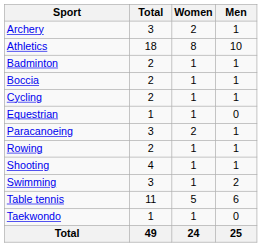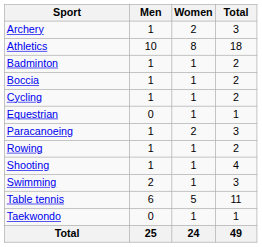columns swapped: (236, 13) <-> (151, 13)
